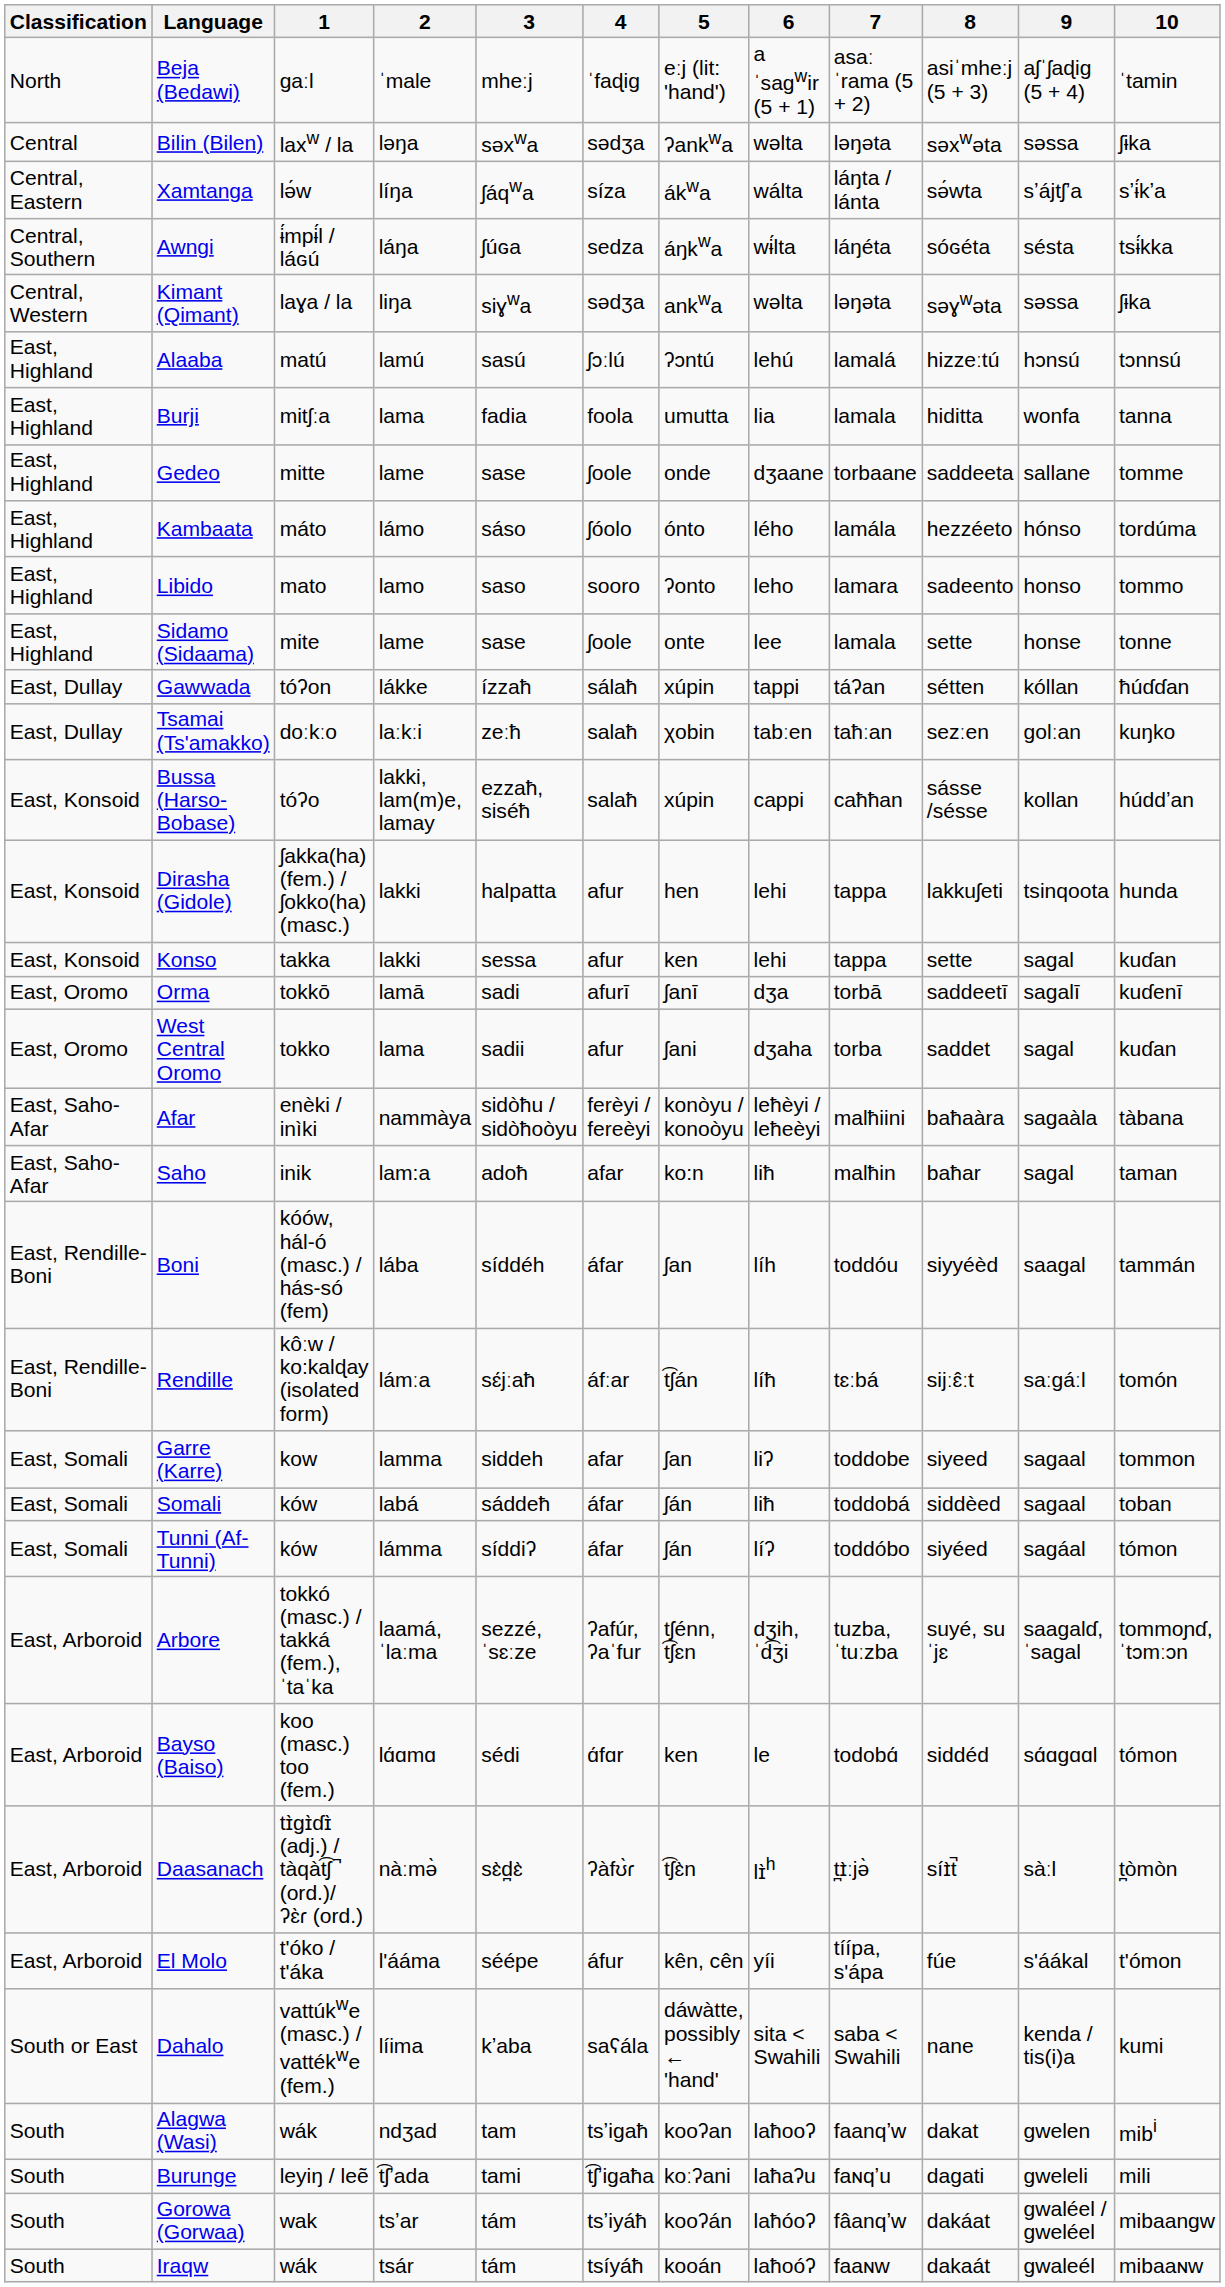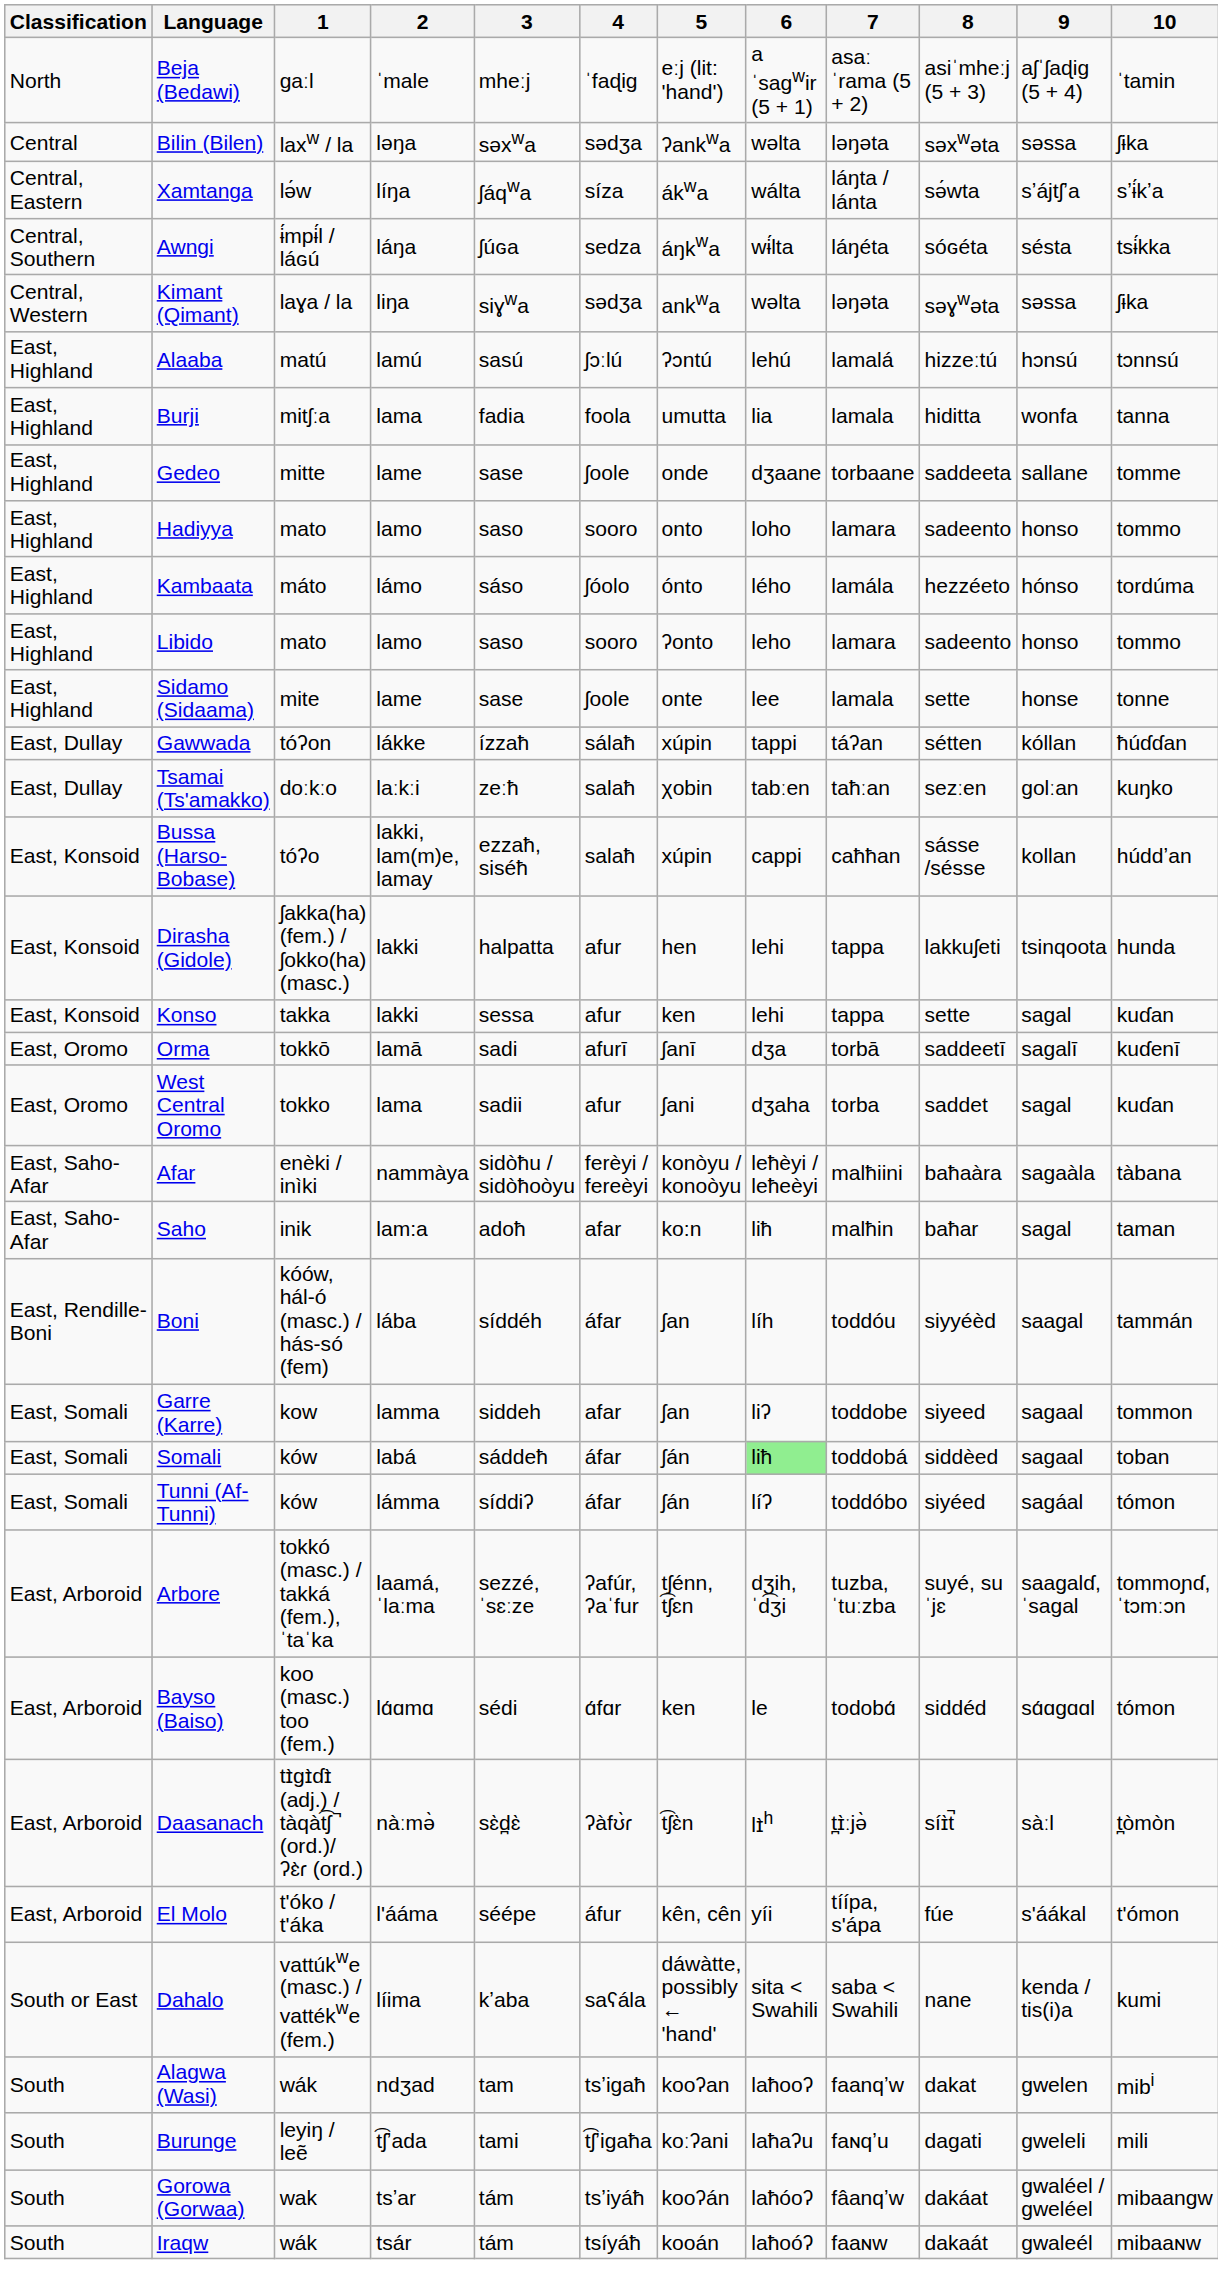+ row: (195, 529)
- row: (195, 1379)
(764, 1504) no background -> (762, 1457) lightgreen background
